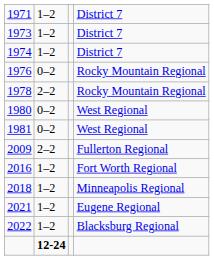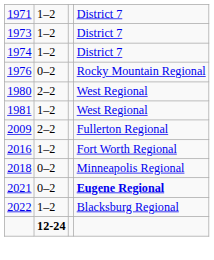- row: (19, 91)
(46, 110) 0–2 -> (46, 91) 2–2
(46, 129) 0–2 -> (46, 110) 1–2
(46, 187) 1–2 -> (46, 168) 0–2
(46, 206) 1–2 -> (46, 187) 0–2
(118, 206) normal -> (120, 187) bold
